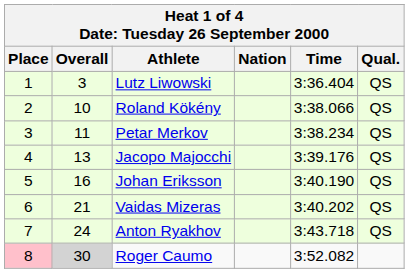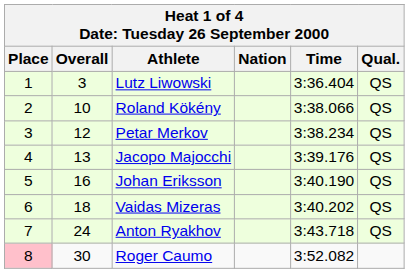(82, 132) 11 -> (82, 132) 12
(82, 206) 21 -> (82, 206) 18
(82, 255) lightgrey background -> (82, 255) no background
